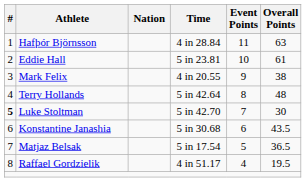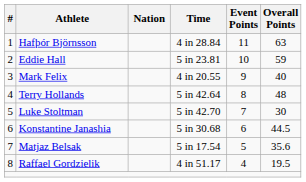(281, 59) 61 -> (281, 59) 59
(281, 77) 38 -> (281, 77) 40
(10, 111) bold -> (10, 111) normal
(281, 128) 43.5 -> (281, 128) 44.5
(281, 146) 36.5 -> (281, 146) 35.6
